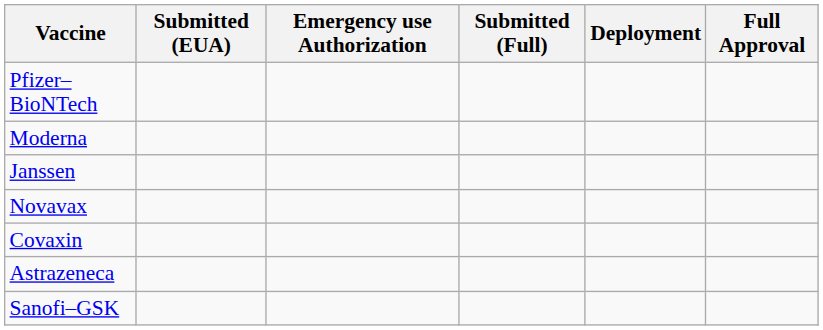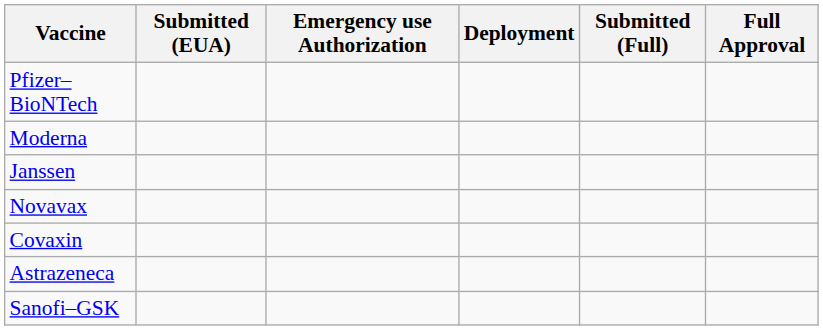columns swapped: (646, 33) <-> (522, 33)
